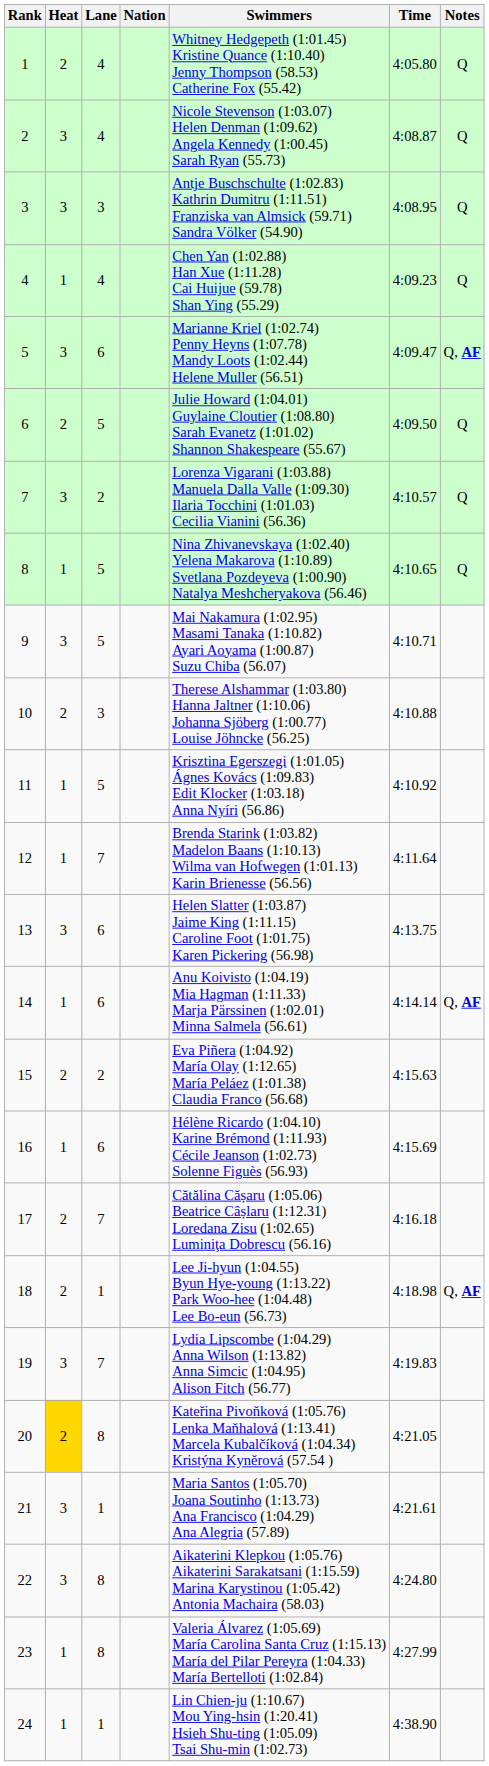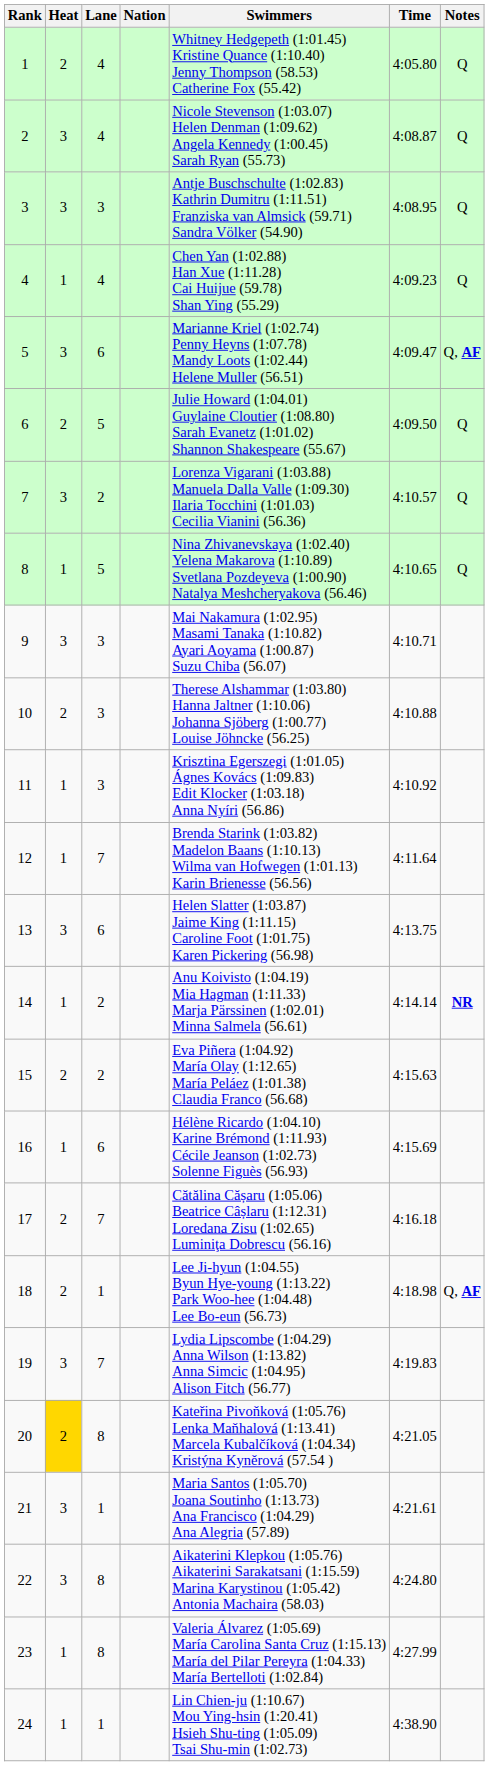(101, 641) 5 -> (101, 641) 3
(101, 786) 5 -> (101, 786) 3
(101, 1002) 6 -> (101, 1002) 2
(462, 1002) Q, AF -> (462, 1002) NR
